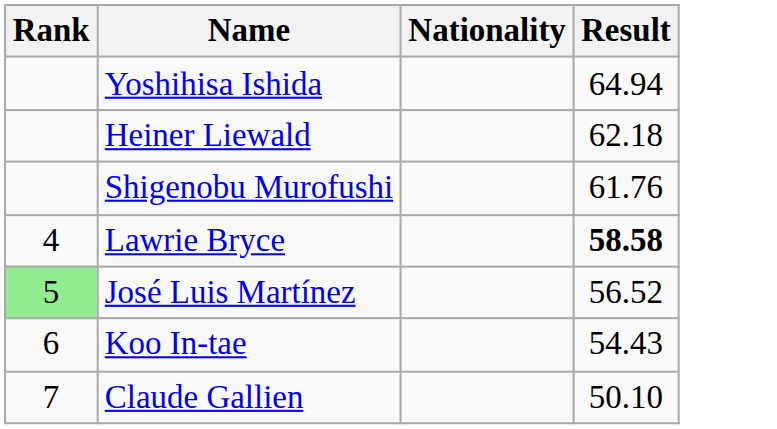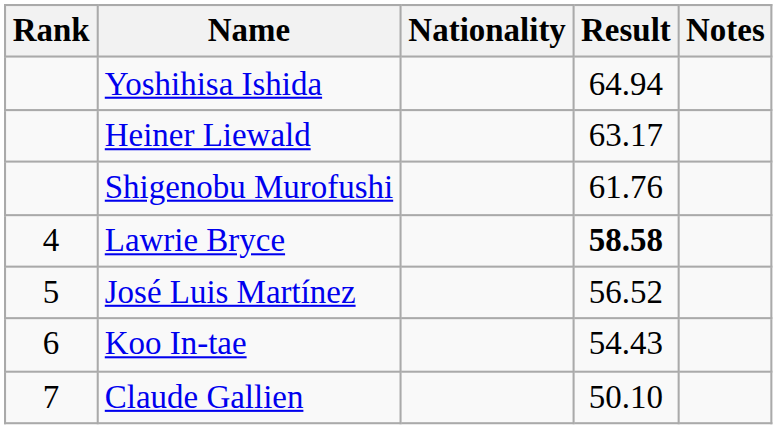+ column: (725, 30)
(626, 135) 62.18 -> (626, 135) 63.17
(51, 291) lightgreen background -> (51, 291) no background
